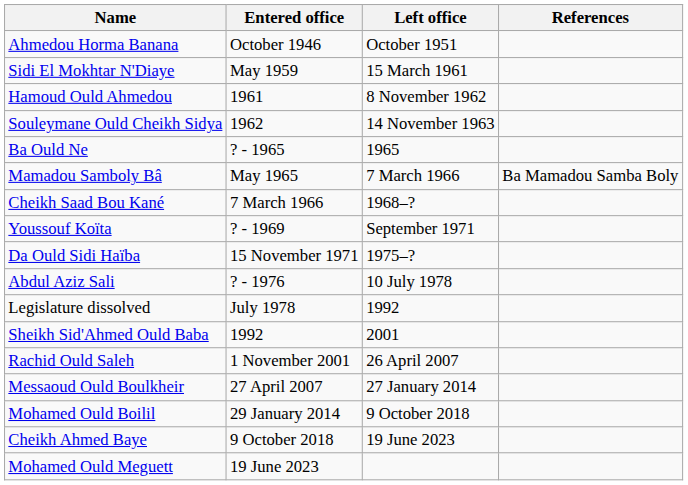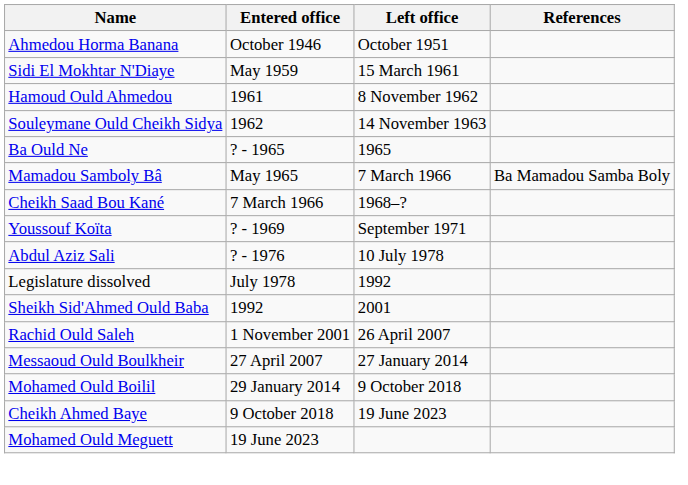- row: (74, 255)
